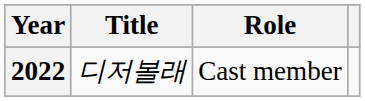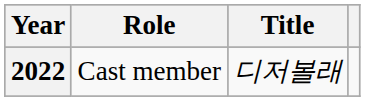columns swapped: (132, 25) <-> (270, 25)
